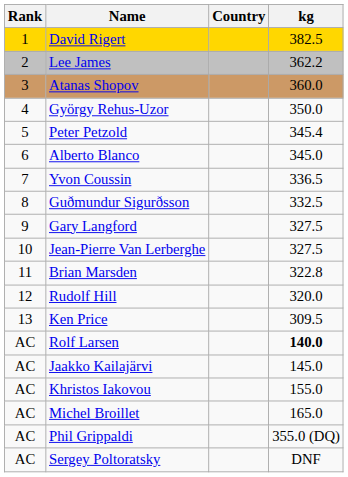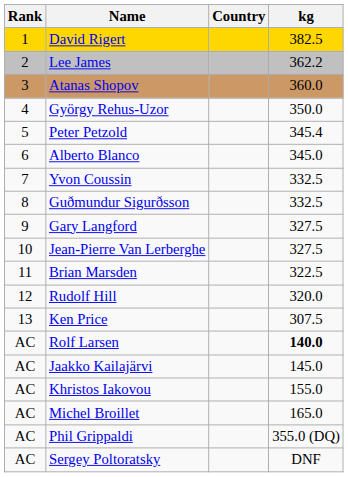(306, 179) 336.5 -> (306, 179) 332.5
(306, 272) 322.8 -> (306, 272) 322.5
(306, 319) 309.5 -> (306, 319) 307.5
